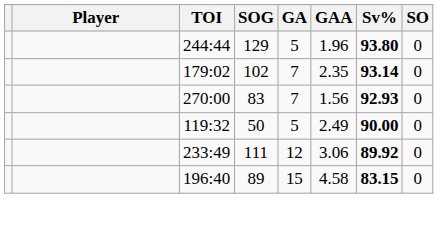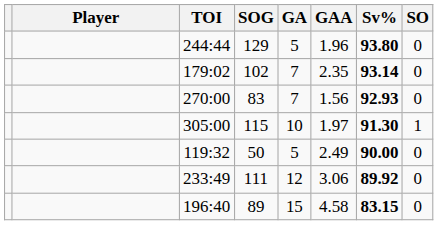+ row: (207, 125)
